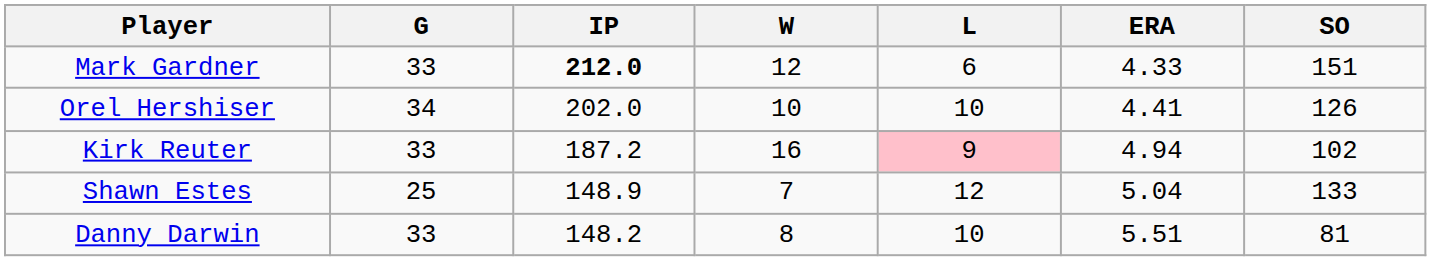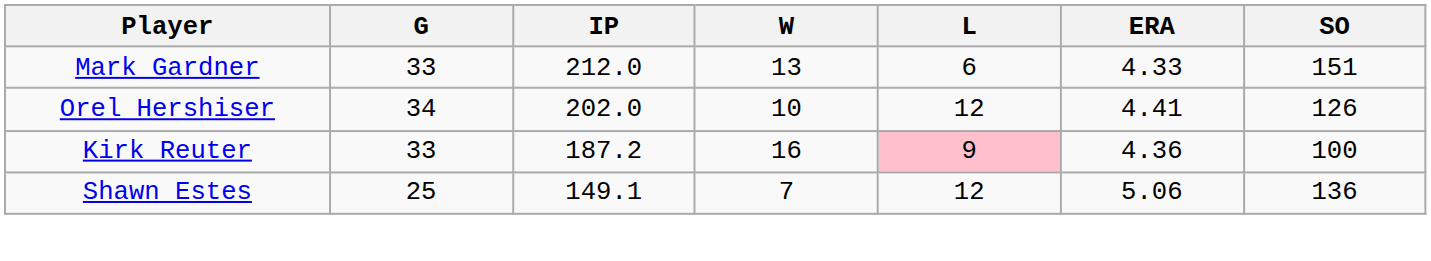(604, 68) bold -> (604, 68) normal
(786, 68) 12 -> (786, 68) 13
(969, 109) 10 -> (969, 109) 12
(1152, 151) 4.94 -> (1152, 151) 4.36
(1335, 151) 102 -> (1335, 151) 100
(604, 193) 148.9 -> (604, 193) 149.1
(1152, 193) 5.04 -> (1152, 193) 5.06
(1335, 193) 133 -> (1335, 193) 136
- row: (167, 235)
